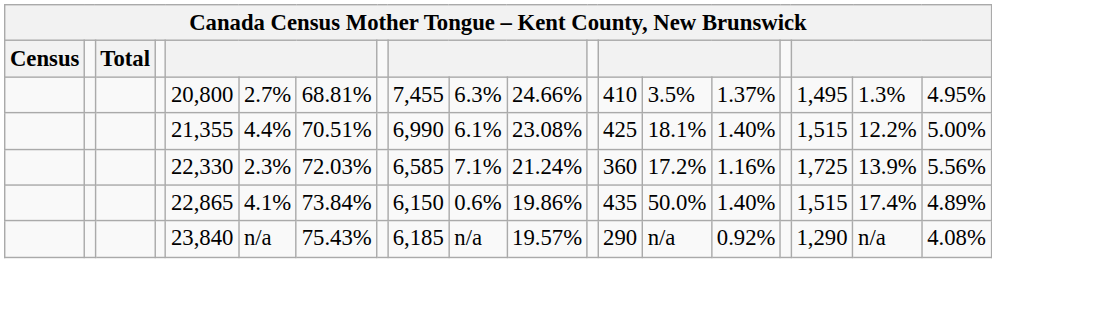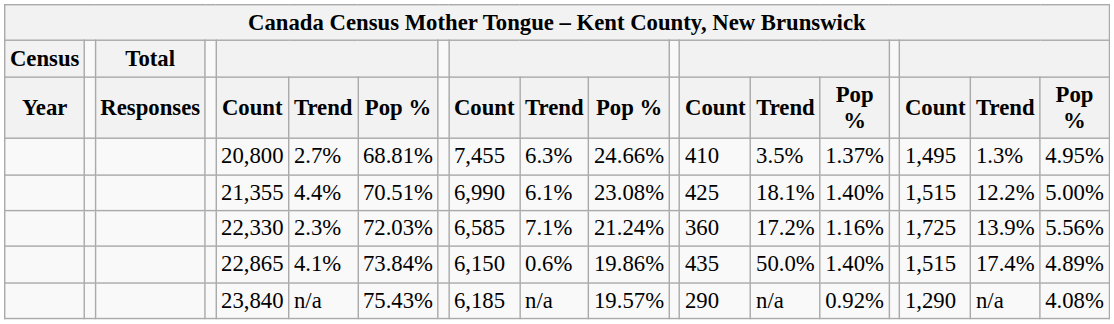+ row: (45, 107)
